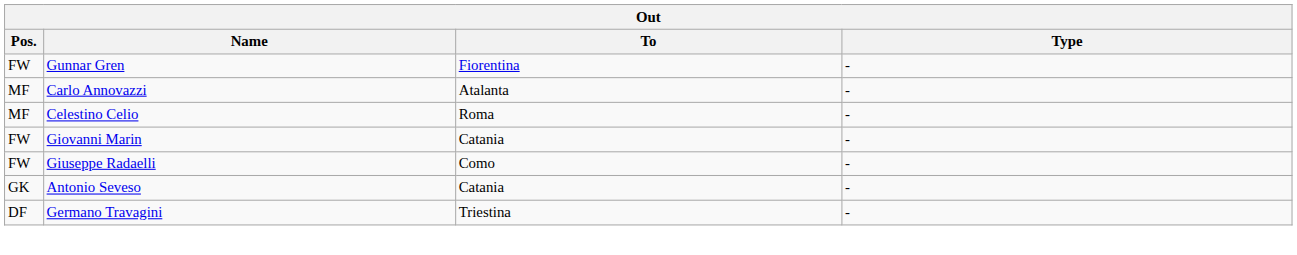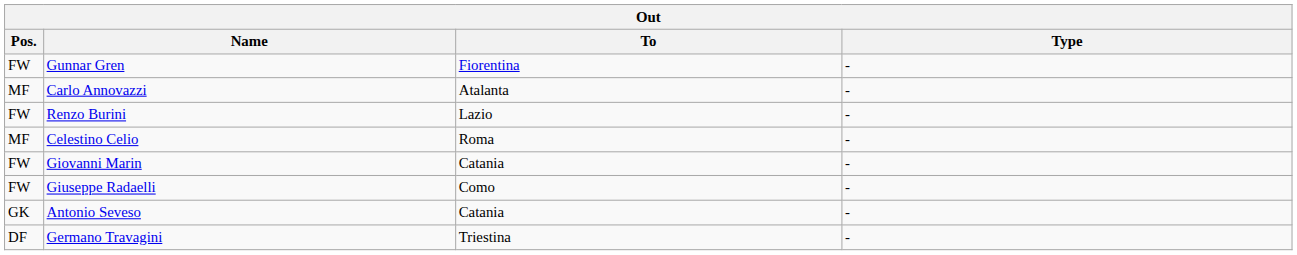+ row: (86, 114)
